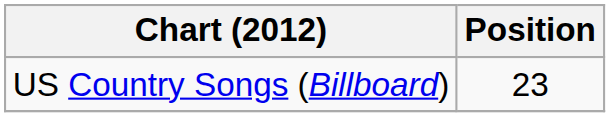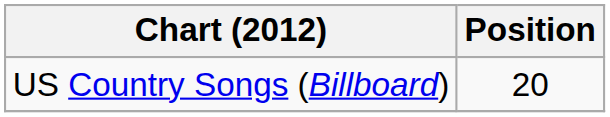(530, 83) 23 -> (530, 83) 20
